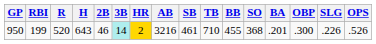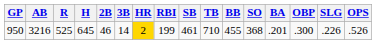columns swapped: (165, 13) <-> (38, 13)
(62, 30) 520 -> (64, 30) 525
(83, 30) 643 -> (86, 30) 645
(121, 30) paleturquoise background -> (123, 30) no background
